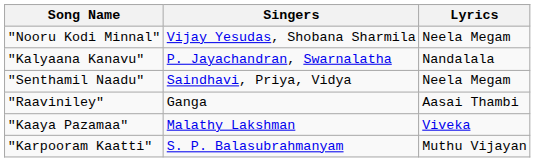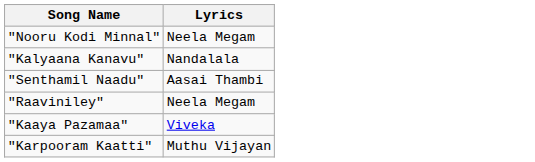- column: (291, 15)
(466, 81) Neela Megam -> (215, 81) Aasai Thambi
(470, 103) Aasai Thambi -> (211, 103) Neela Megam
